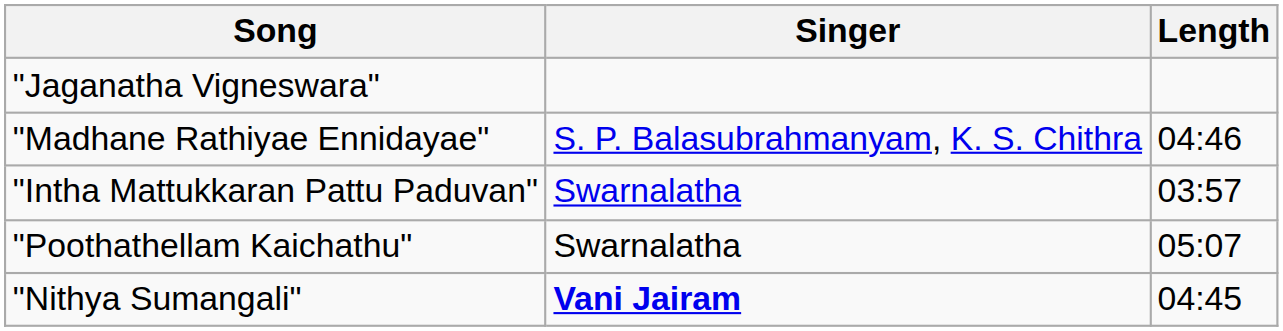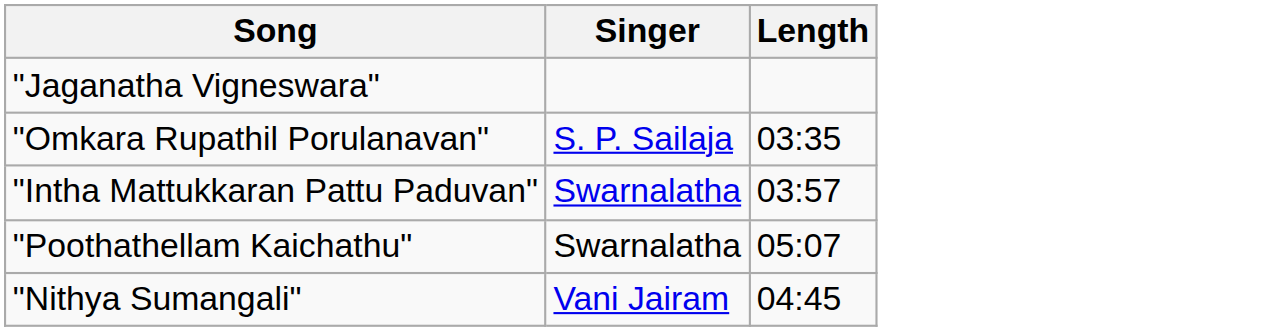- row: (251, 138)
+ row: (251, 138)
(647, 298) bold -> (641, 298) normal
